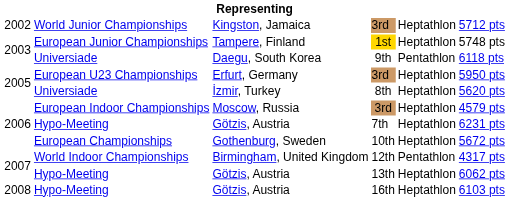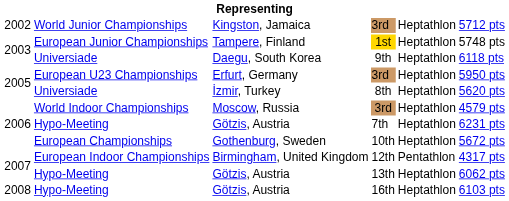(427, 58) Pentathlon -> (427, 58) Heptathlon
(122, 108) European Indoor Championships -> (111, 108) World Indoor Championships
(111, 157) World Indoor Championships -> (122, 157) European Indoor Championships
